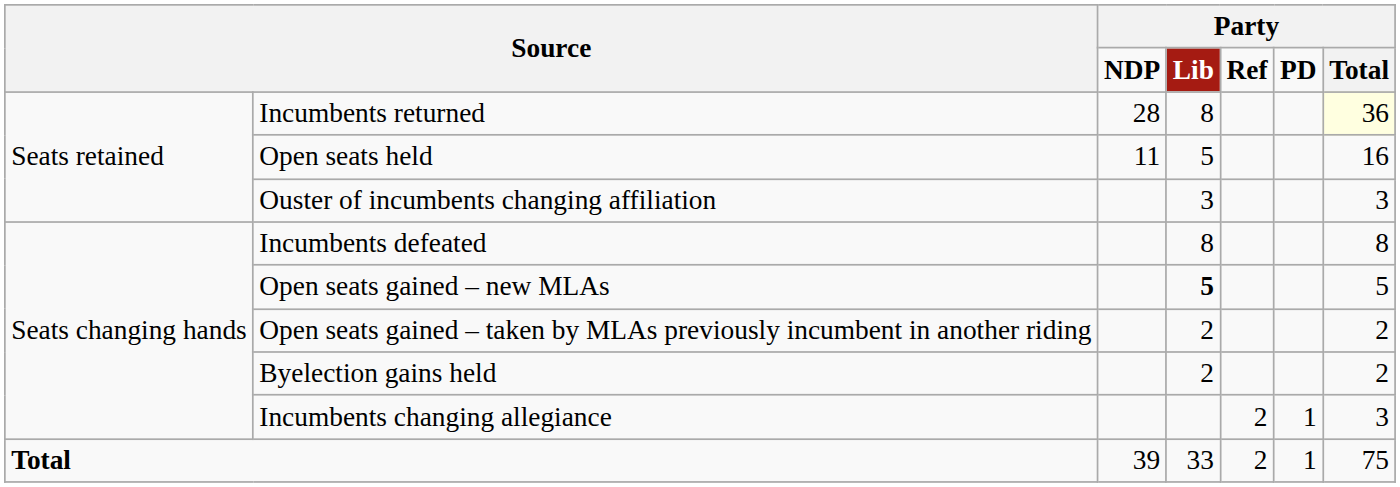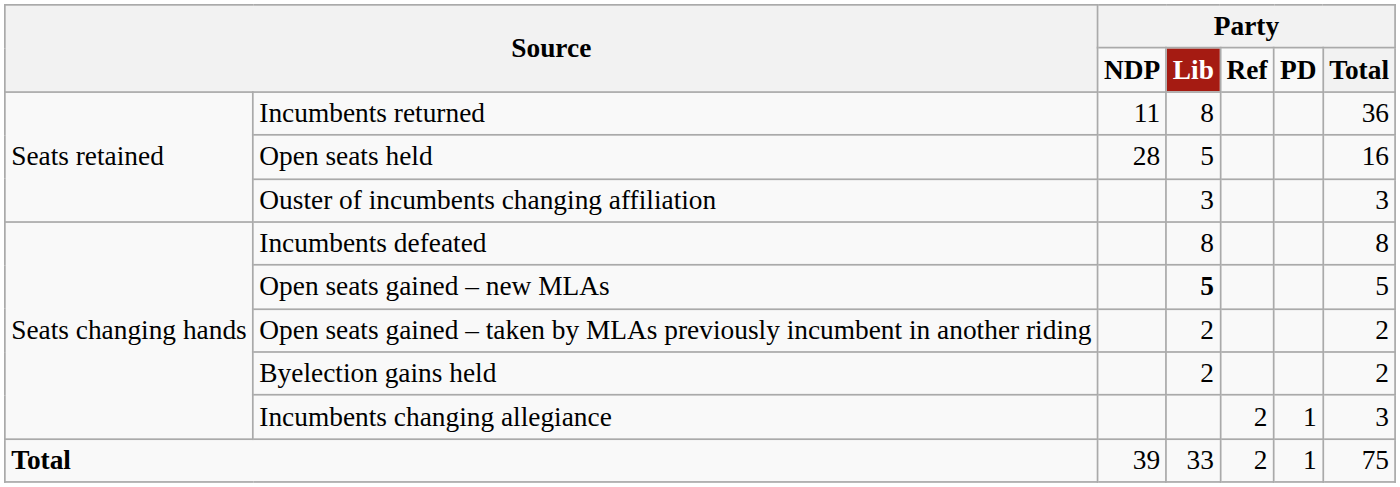(1147, 112) 28 -> (1147, 112) 11
(1375, 112) lightyellow background -> (1375, 112) no background
(1147, 156) 11 -> (1147, 156) 28
